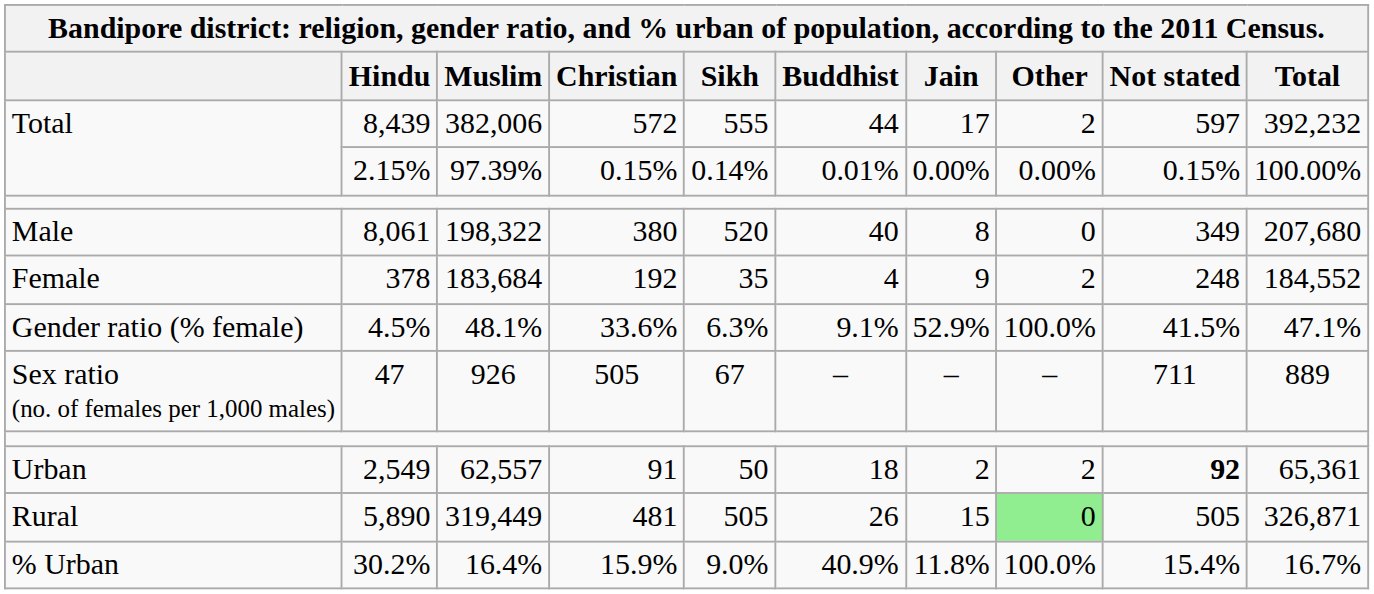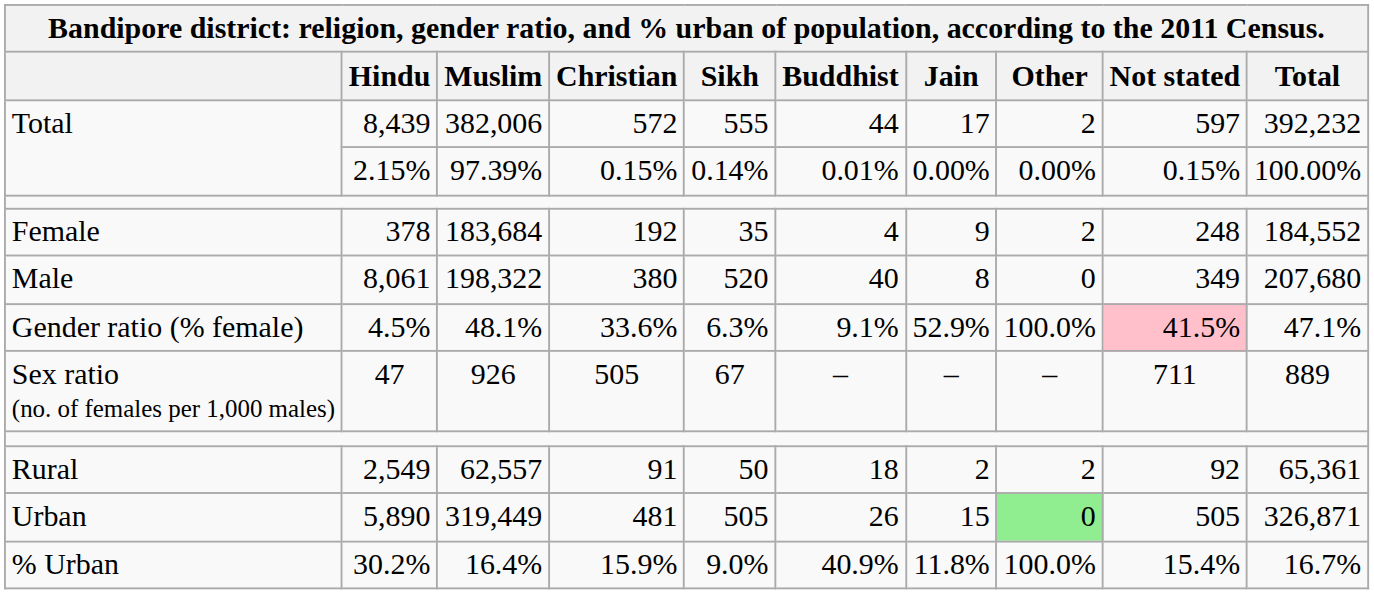rows swapped: (397, 231) <-> (408, 279)
(1201, 326) no background -> (1201, 326) pink background
(49, 469) Urban -> (45, 469) Rural
(1225, 469) bold -> (1225, 469) normal
(45, 516) Rural -> (49, 516) Urban
